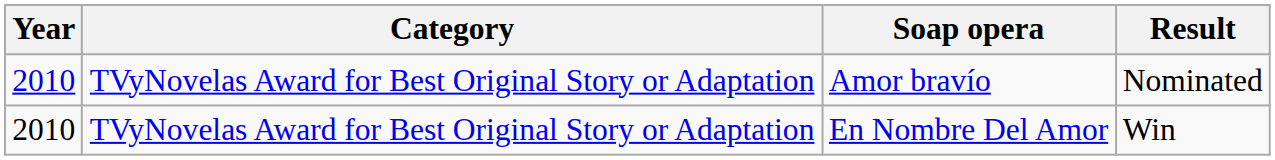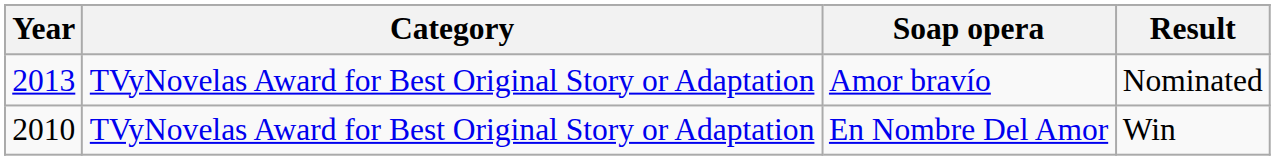(44, 79) 2010 -> (44, 79) 2013
